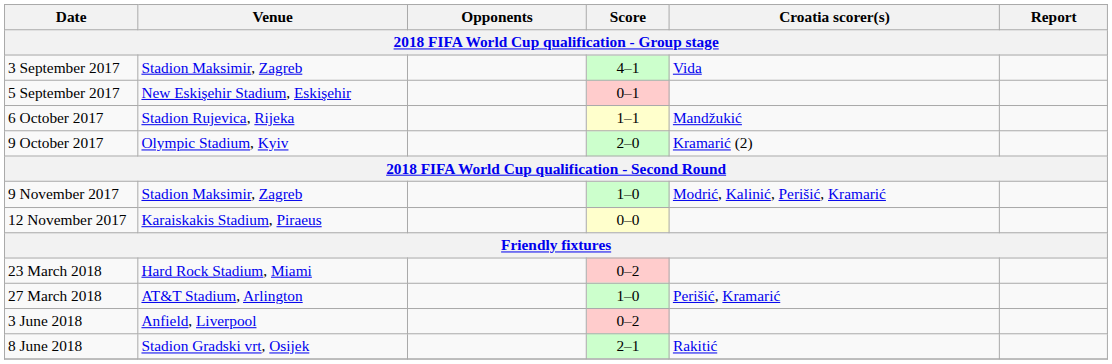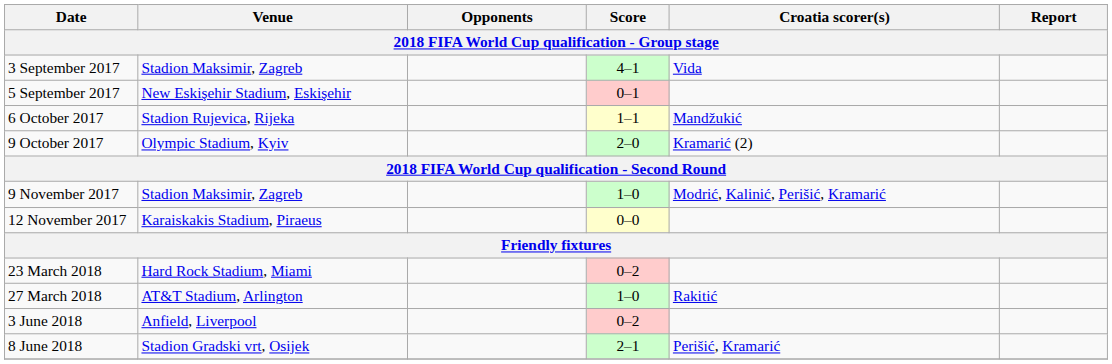(727, 295) Perišić, Kramarić -> (695, 295) Rakitić
(695, 346) Rakitić -> (727, 346) Perišić, Kramarić
